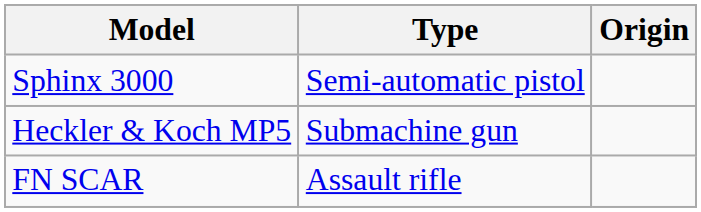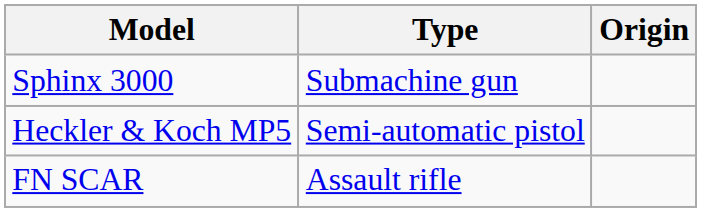(445, 79) Semi-automatic pistol -> (412, 79) Submachine gun
(412, 130) Submachine gun -> (445, 130) Semi-automatic pistol
